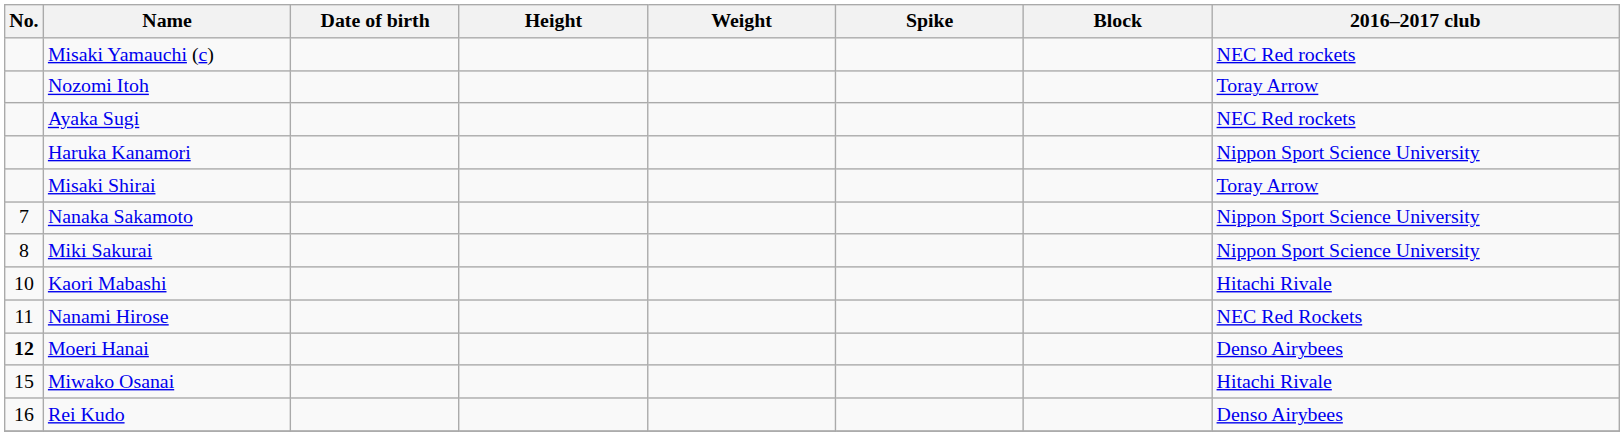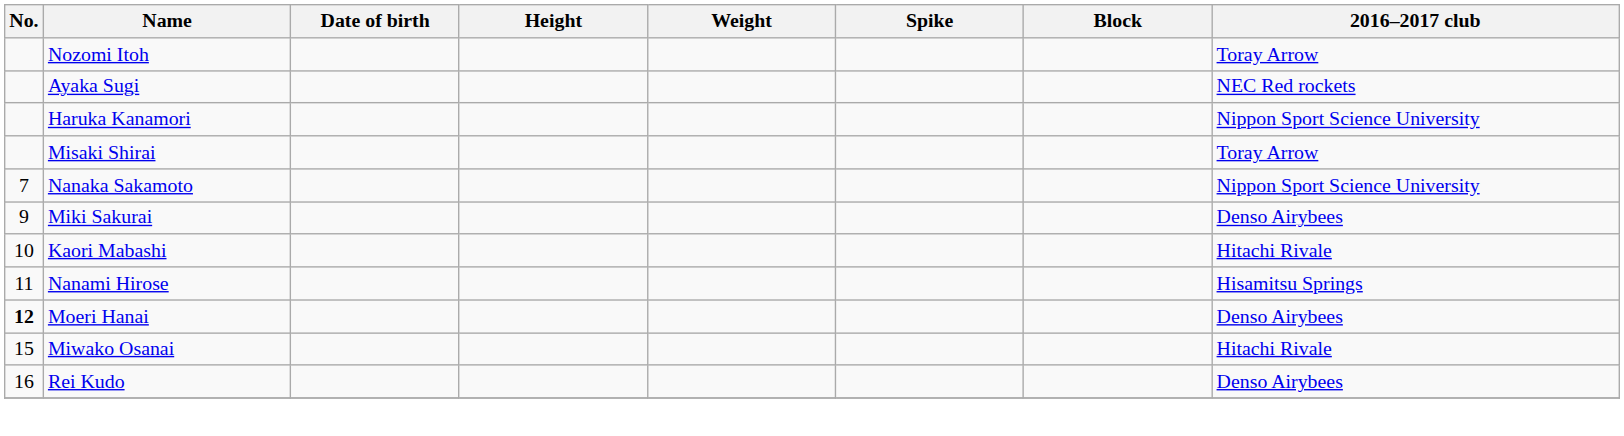- row: (131, 54)
(24, 250) 8 -> (24, 217) 9
(1348, 250) Nippon Sport Science University -> (1280, 217) Denso Airybees
(1289, 316) NEC Red Rockets -> (1290, 283) Hisamitsu Springs
